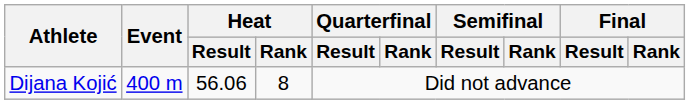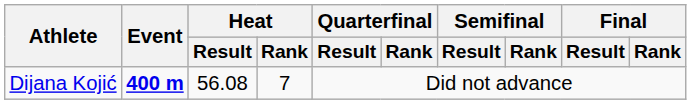(154, 83) normal -> (155, 83) bold
(221, 83) 56.06 -> (222, 83) 56.08
(283, 83) 8 -> (285, 83) 7
